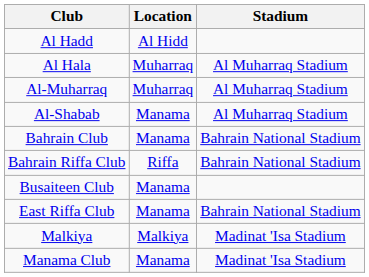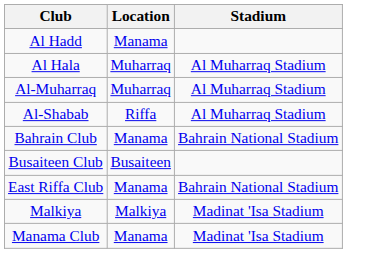(163, 41) Al Hidd -> (141, 41) Manama
(163, 114) Manama -> (141, 114) Riffa
- row: (67, 162)
(163, 187) Manama -> (141, 162) Busaiteen
